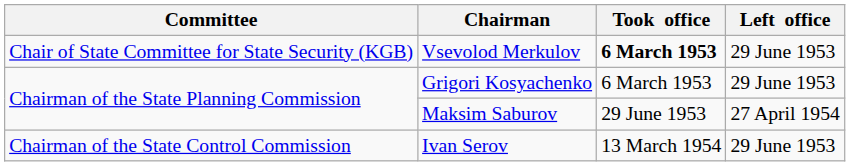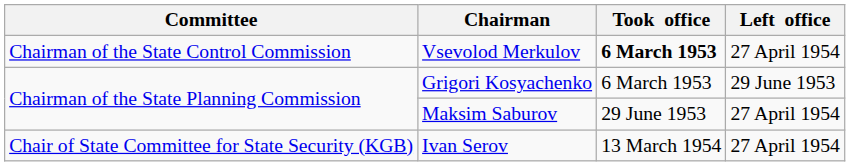(211, 51) Chair of State Committee for State Security (KGB) -> (180, 51) Chairman of the State Control Commission
(783, 51) 29 June 1953 -> (785, 51) 27 April 1954
(180, 144) Chairman of the State Control Commission -> (211, 144) Chair of State Committee for State Security (KGB)
(783, 144) 29 June 1953 -> (785, 144) 27 April 1954
